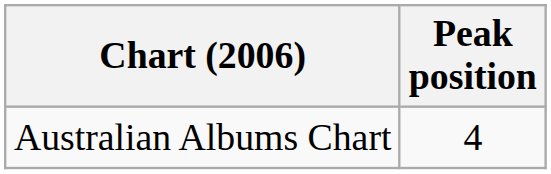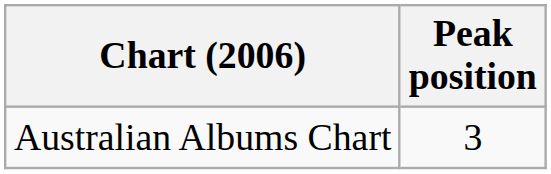(473, 136) 4 -> (473, 136) 3
